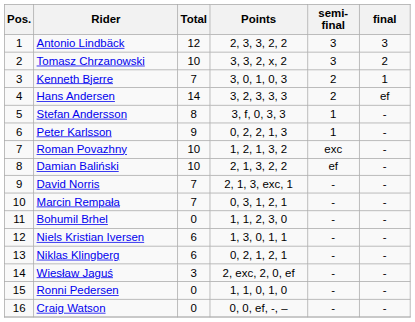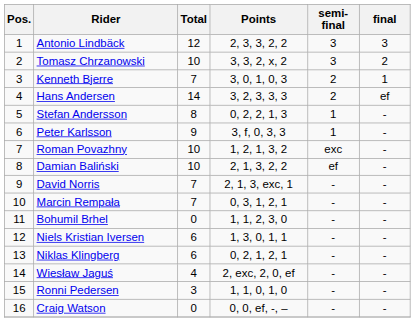(259, 114) 3, f, 0, 3, 3 -> (259, 114) 0, 2, 2, 1, 3
(259, 131) 0, 2, 2, 1, 3 -> (259, 131) 3, f, 0, 3, 3
(194, 273) 3 -> (194, 273) 4
(194, 290) 0 -> (194, 290) 3
